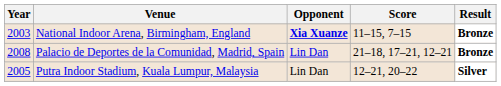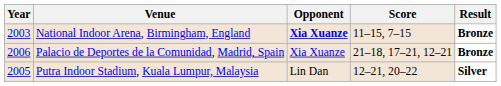(19, 52) 2008 -> (19, 52) 2006
(309, 52) Lin Dan -> (317, 52) Xia Xuanze
